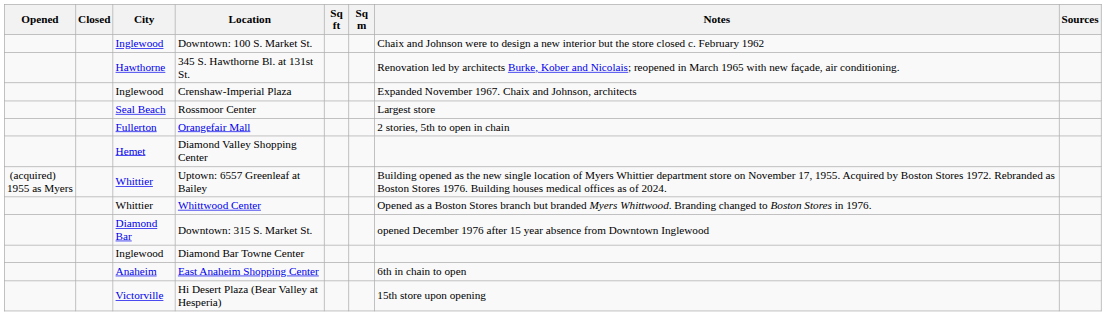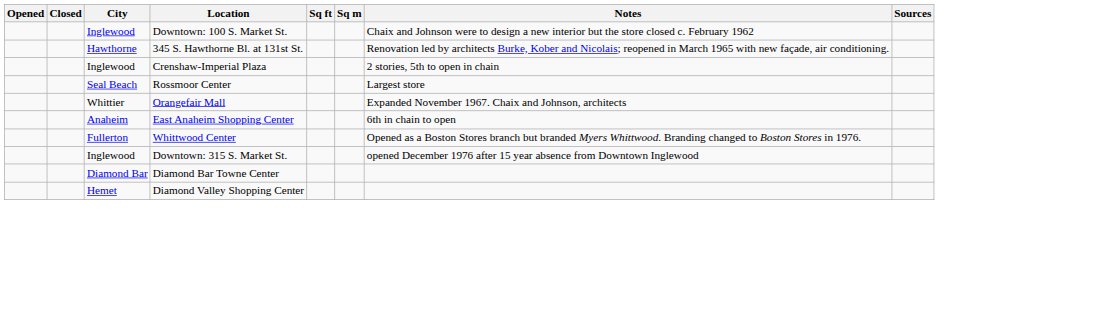(507, 91) Expanded November 1967. Chaix and Johnson, architects -> (433, 66) 2 stories, 5th to open in chain
(136, 127) Fullerton -> (106, 102) Whittier
(443, 127) 2 stories, 5th to open in chain -> (497, 102) Expanded November 1967. Chaix and Johnson, architects
rows swapped: (248, 271) <-> (237, 151)
- row: (239, 181)
(134, 205) Whittier -> (107, 137) Fullerton
(136, 229) Diamond Bar -> (111, 155) Inglewood
(140, 254) Inglewood -> (117, 173) Diamond Bar
- row: (248, 295)
